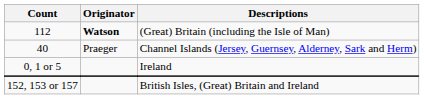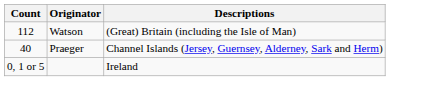(101, 31) bold -> (66, 31) normal
- row: (42, 85)
